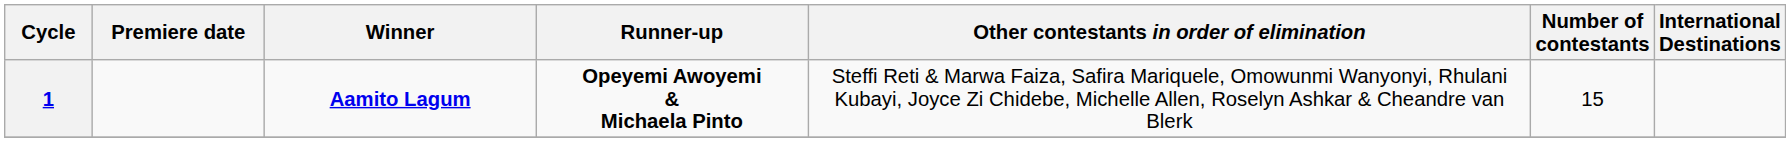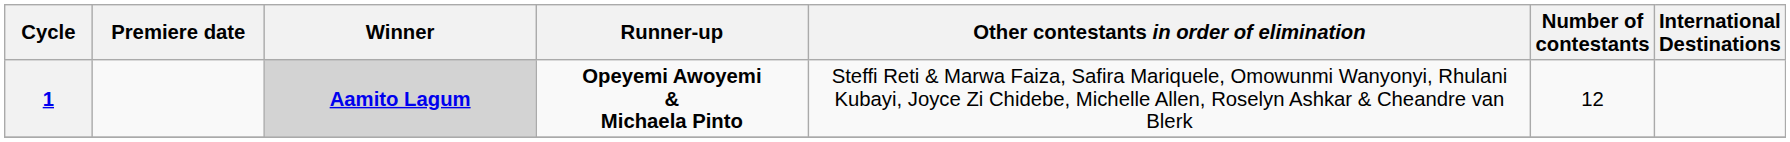(400, 98) no background -> (400, 98) lightgrey background
(1592, 98) 15 -> (1592, 98) 12
